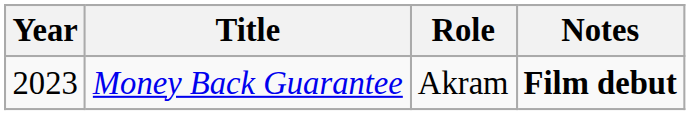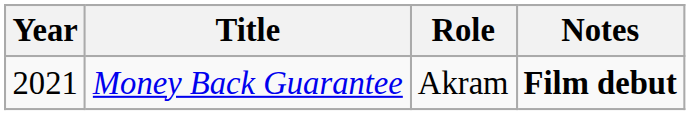(45, 82) 2023 -> (45, 82) 2021
